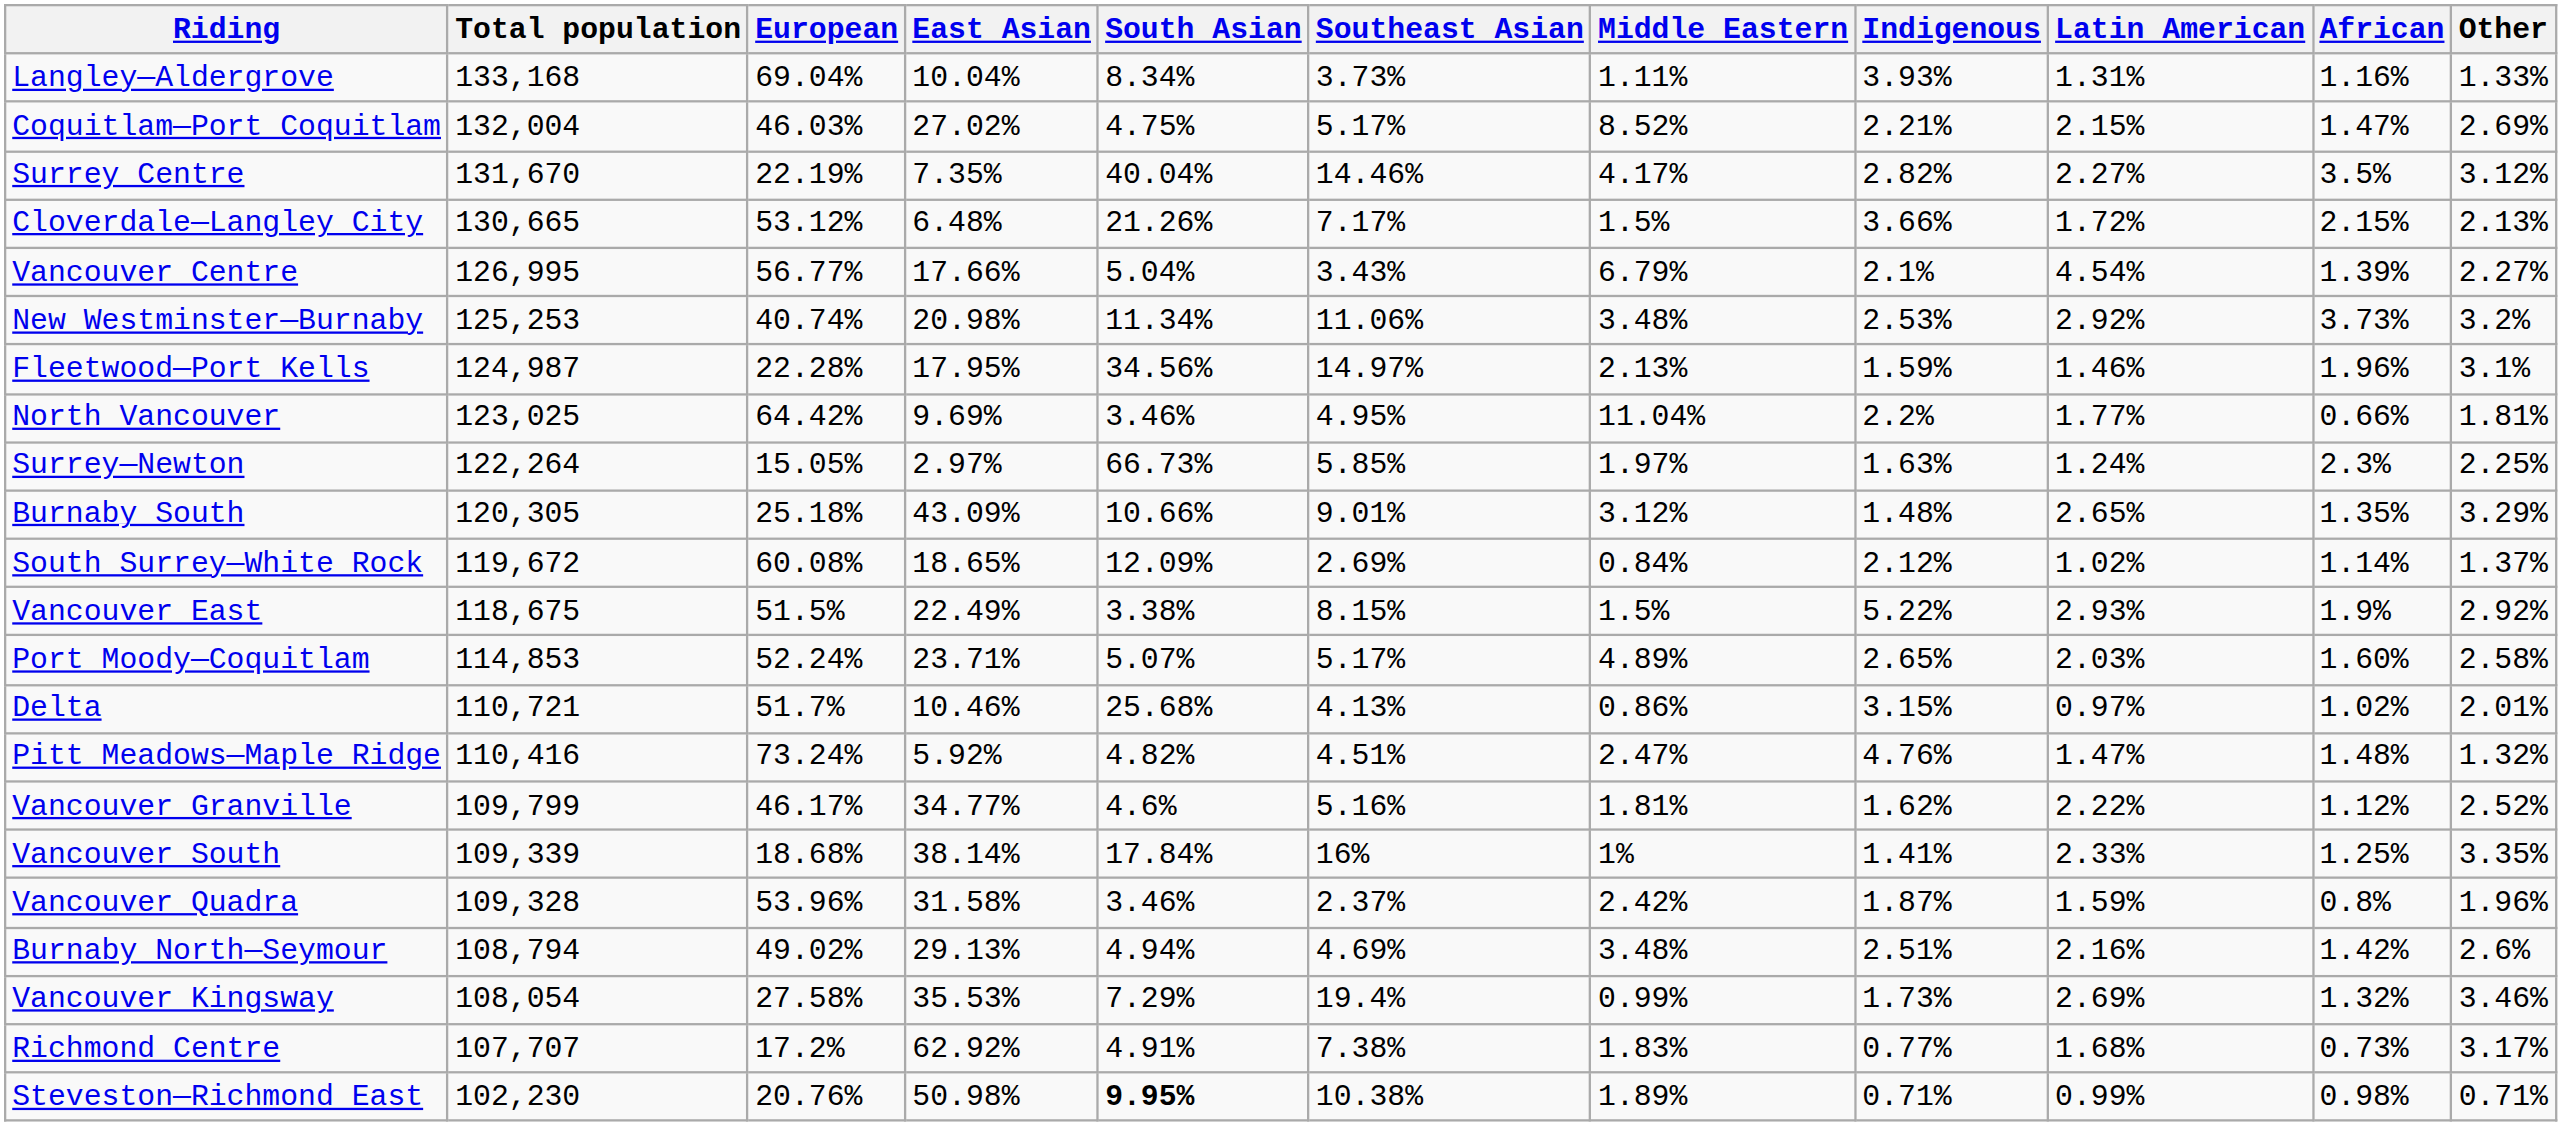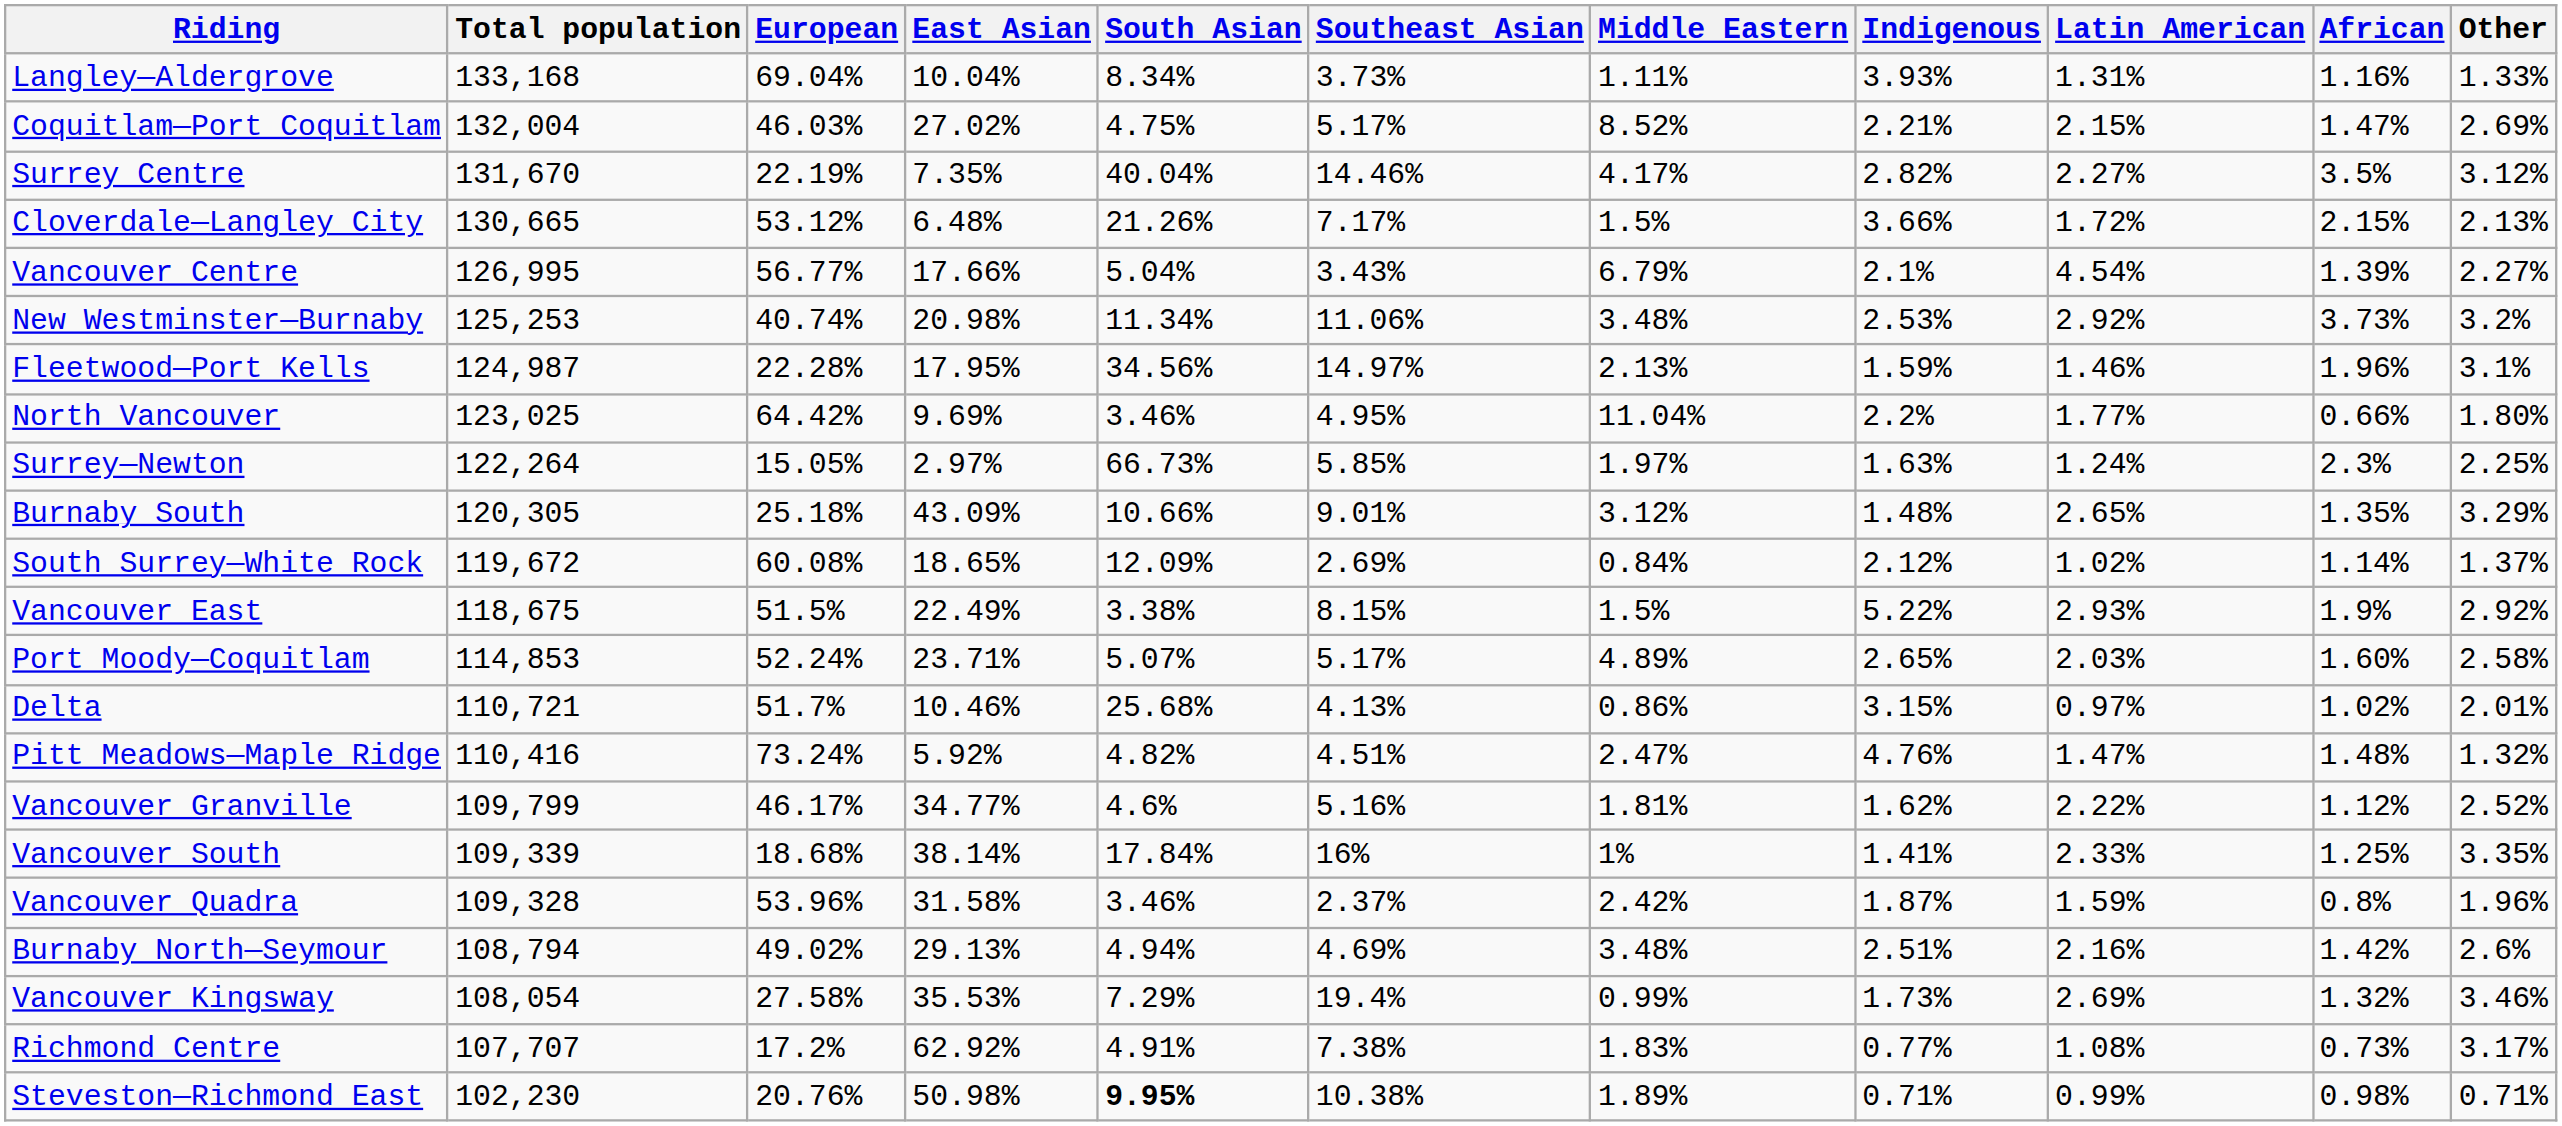(2503, 418) 1.81% -> (2503, 418) 1.80%
(2100, 1048) 1.68% -> (2100, 1048) 1.08%
